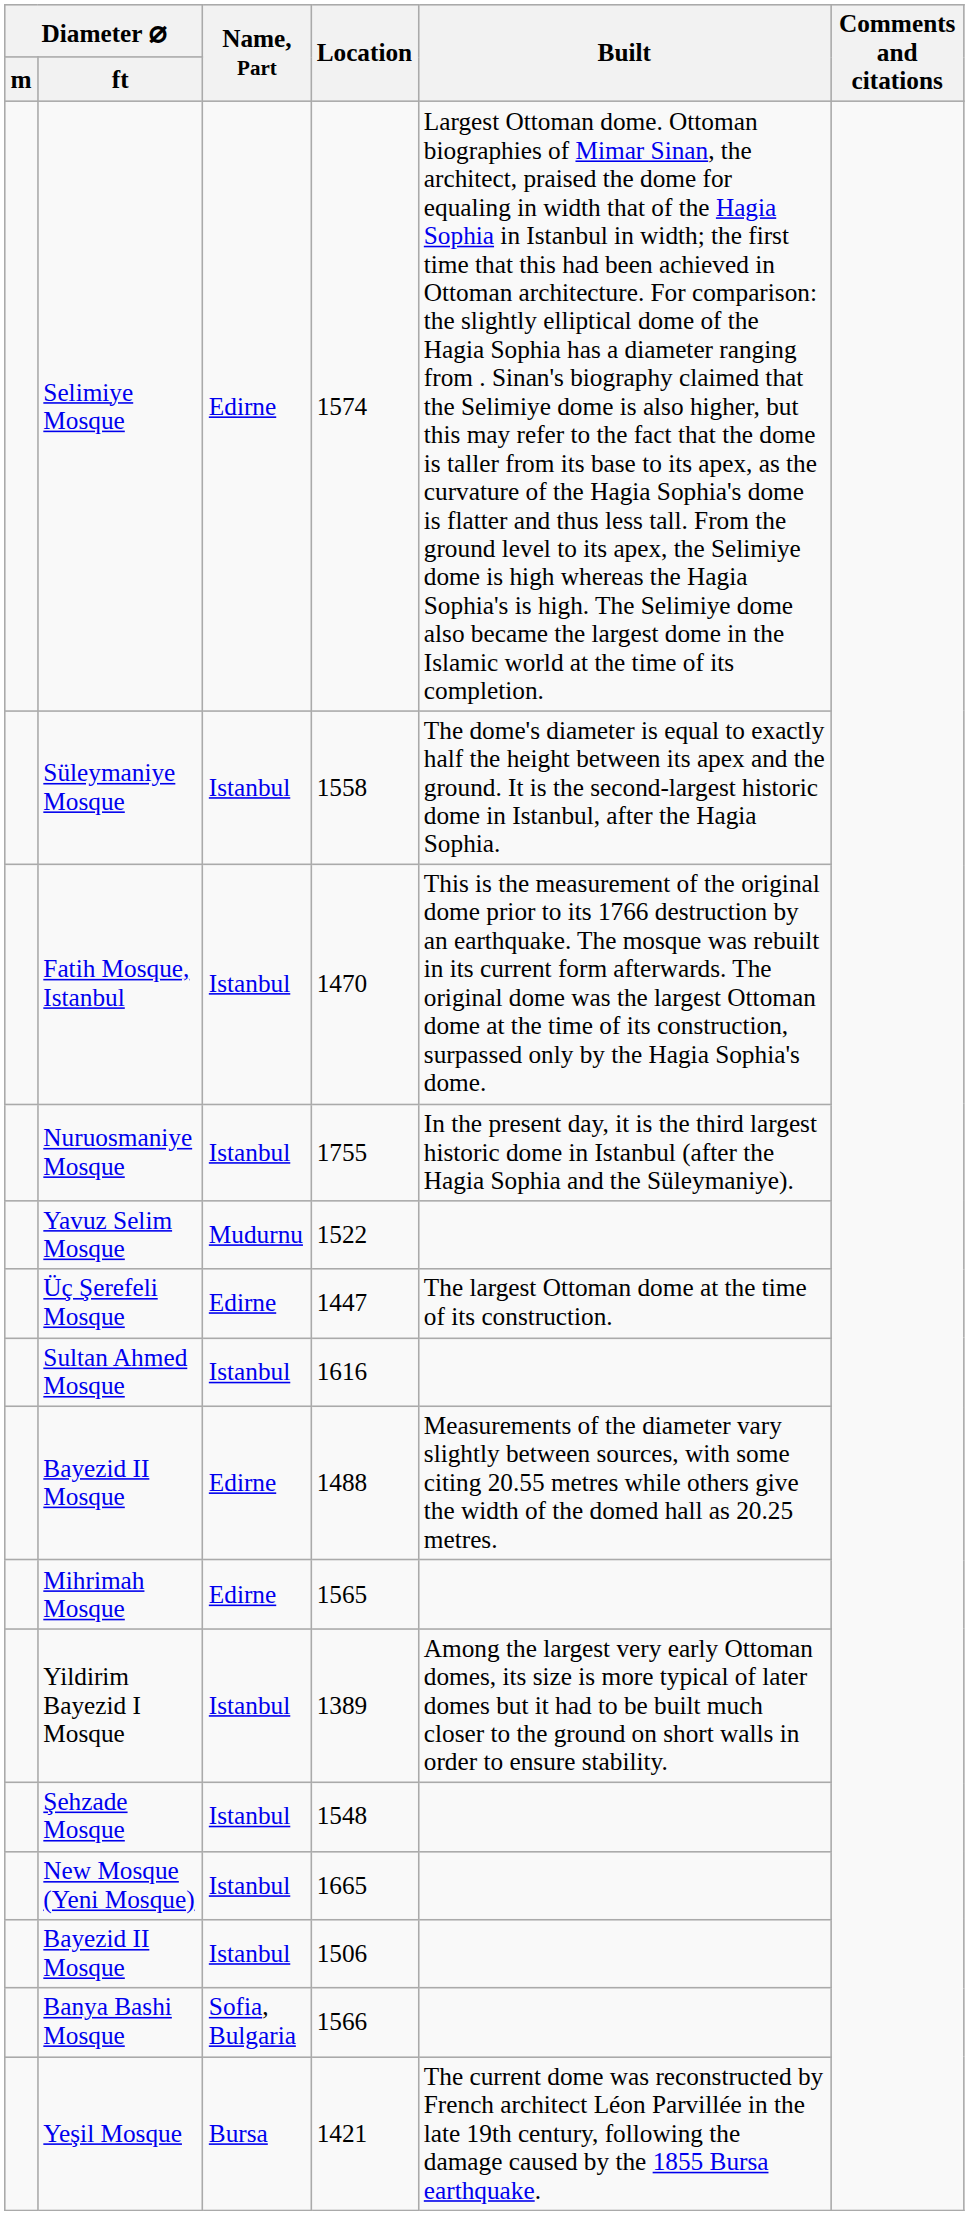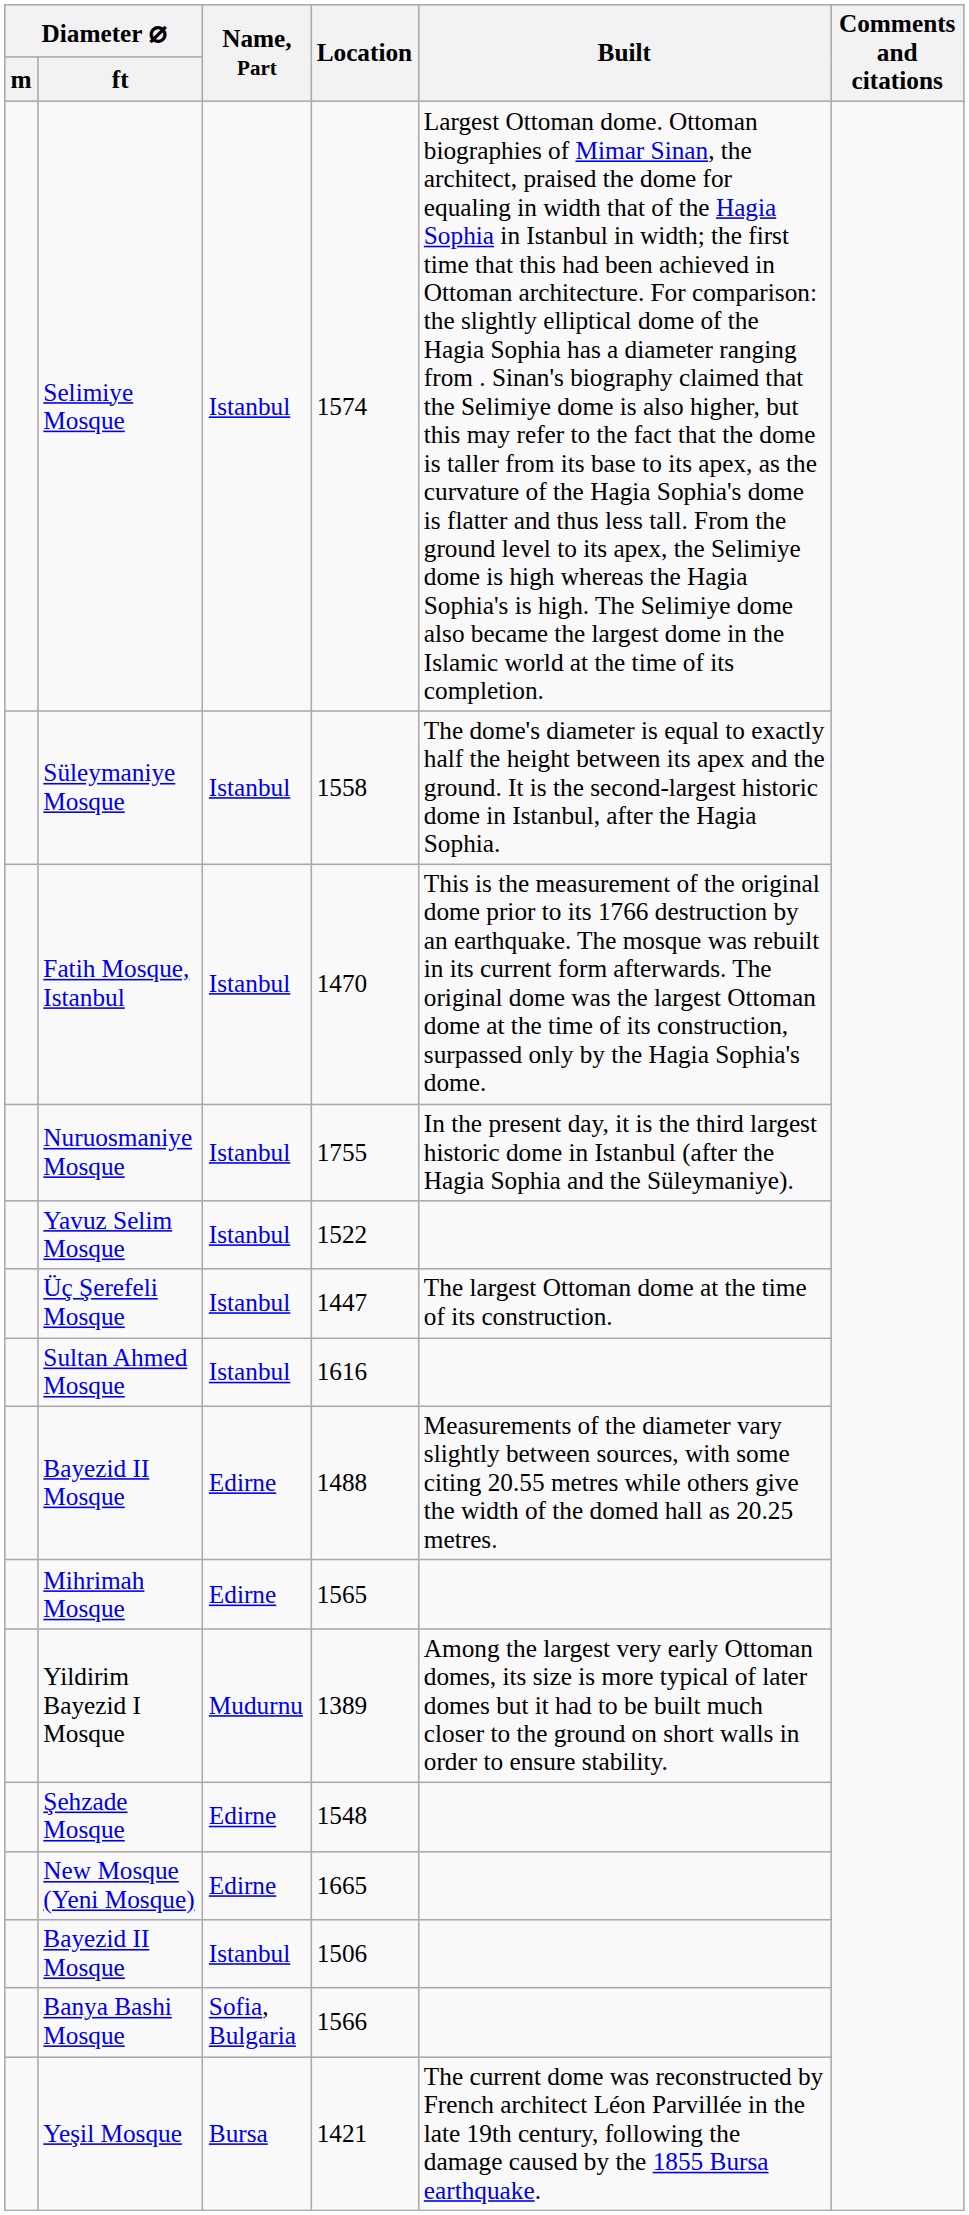(243, 405) Edirne -> (250, 405) Istanbul
(256, 1234) Mudurnu -> (250, 1234) Istanbul
(243, 1303) Edirne -> (250, 1303) Istanbul
(250, 1705) Istanbul -> (256, 1705) Mudurnu
(250, 1816) Istanbul -> (243, 1816) Edirne
(250, 1884) Istanbul -> (243, 1884) Edirne
